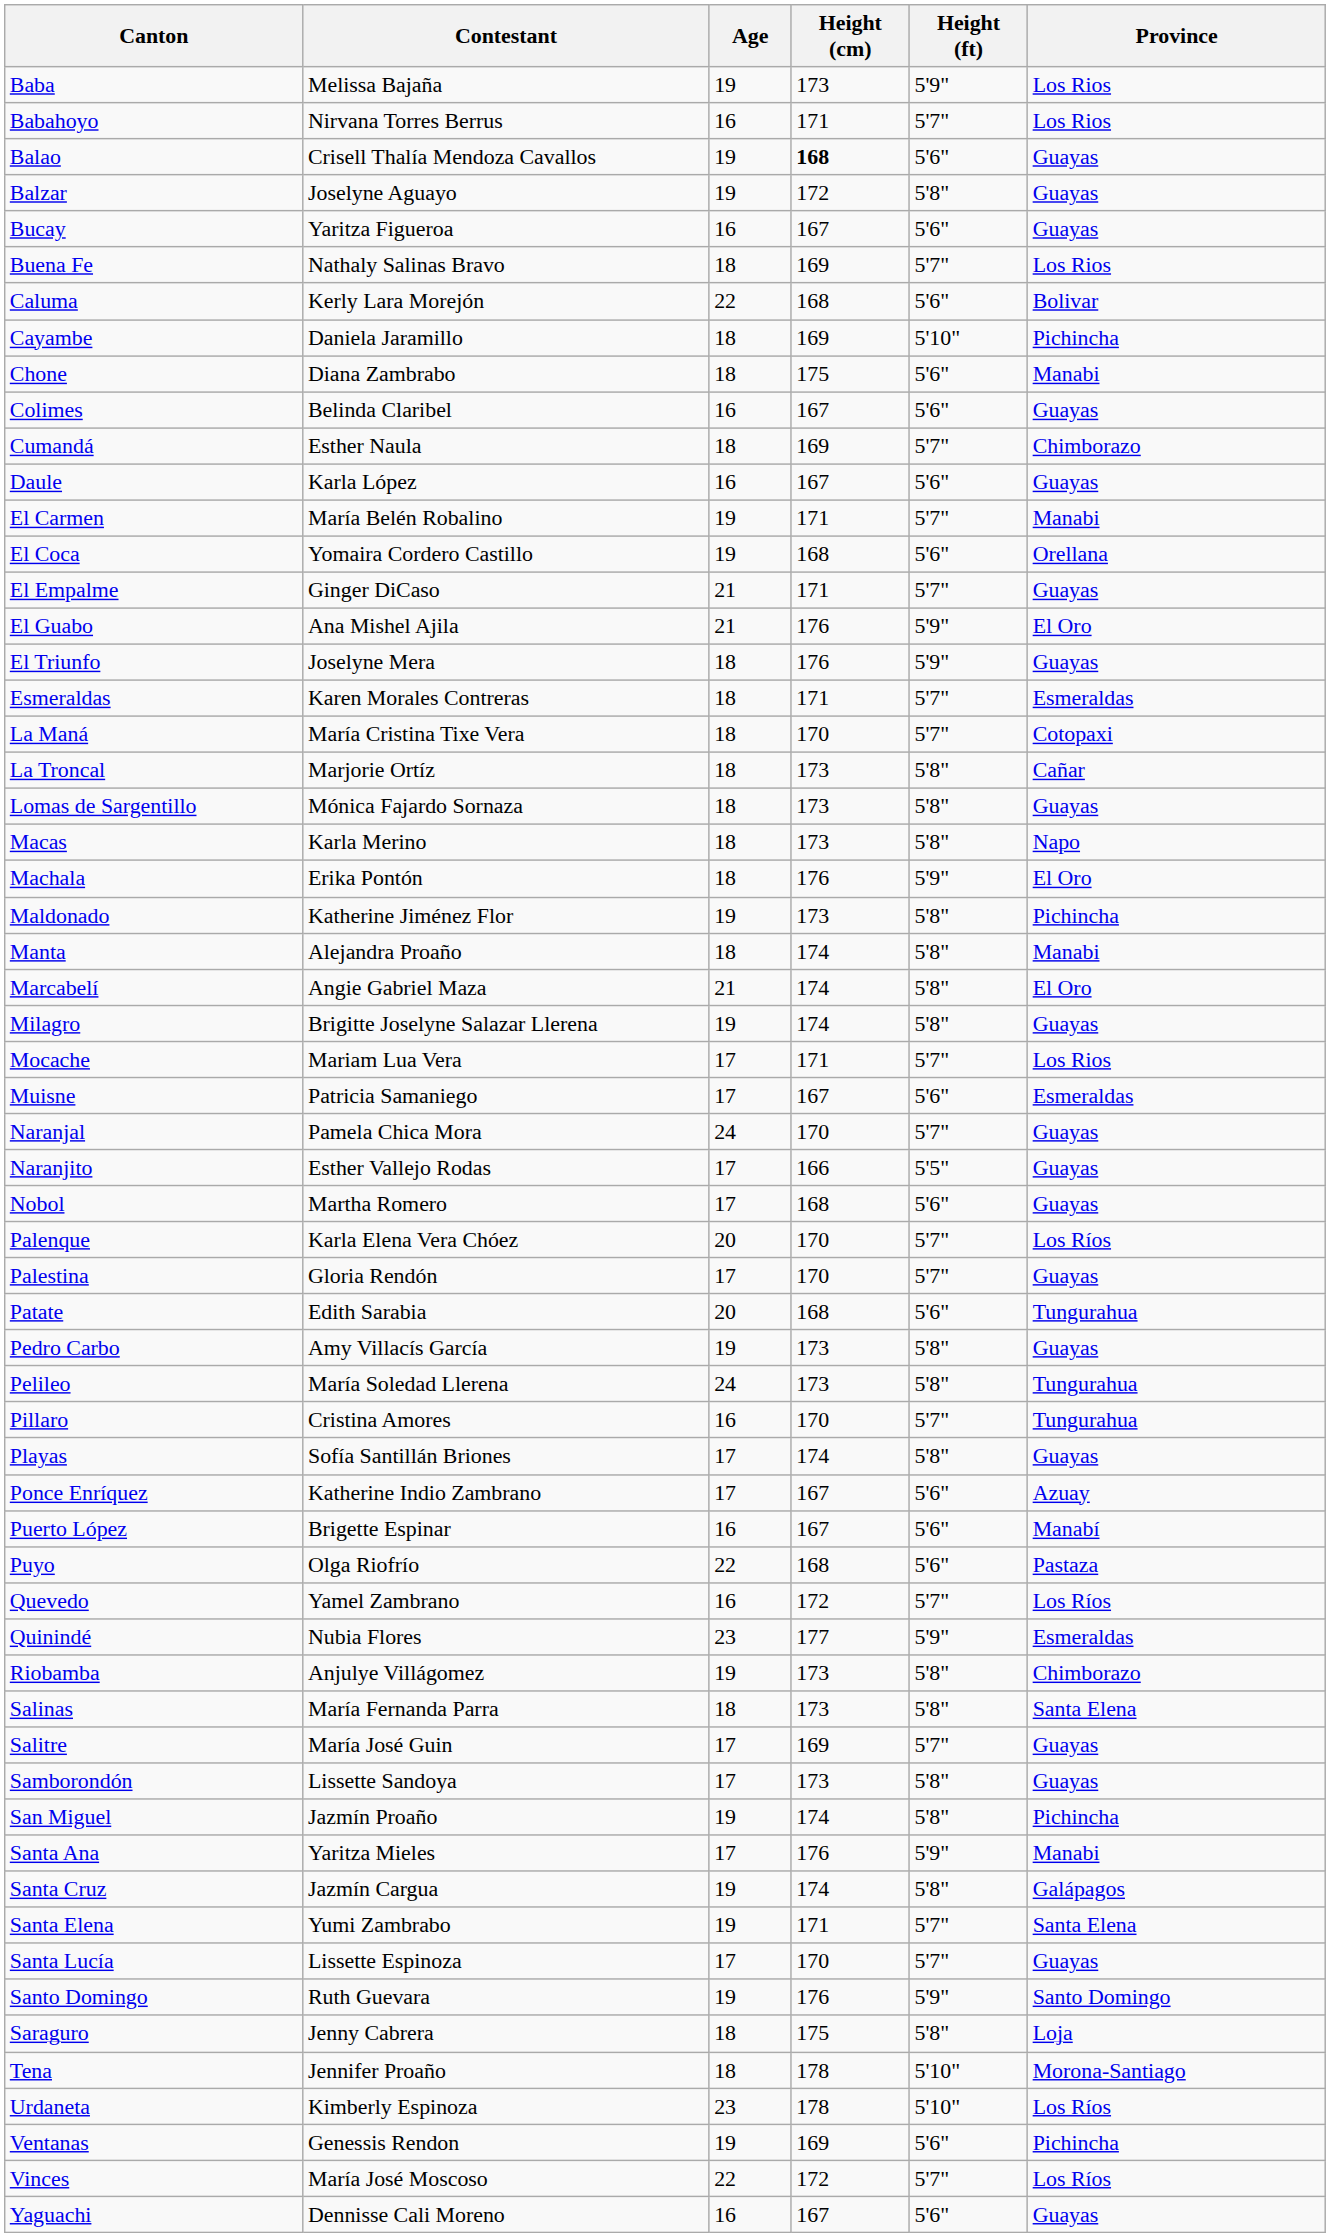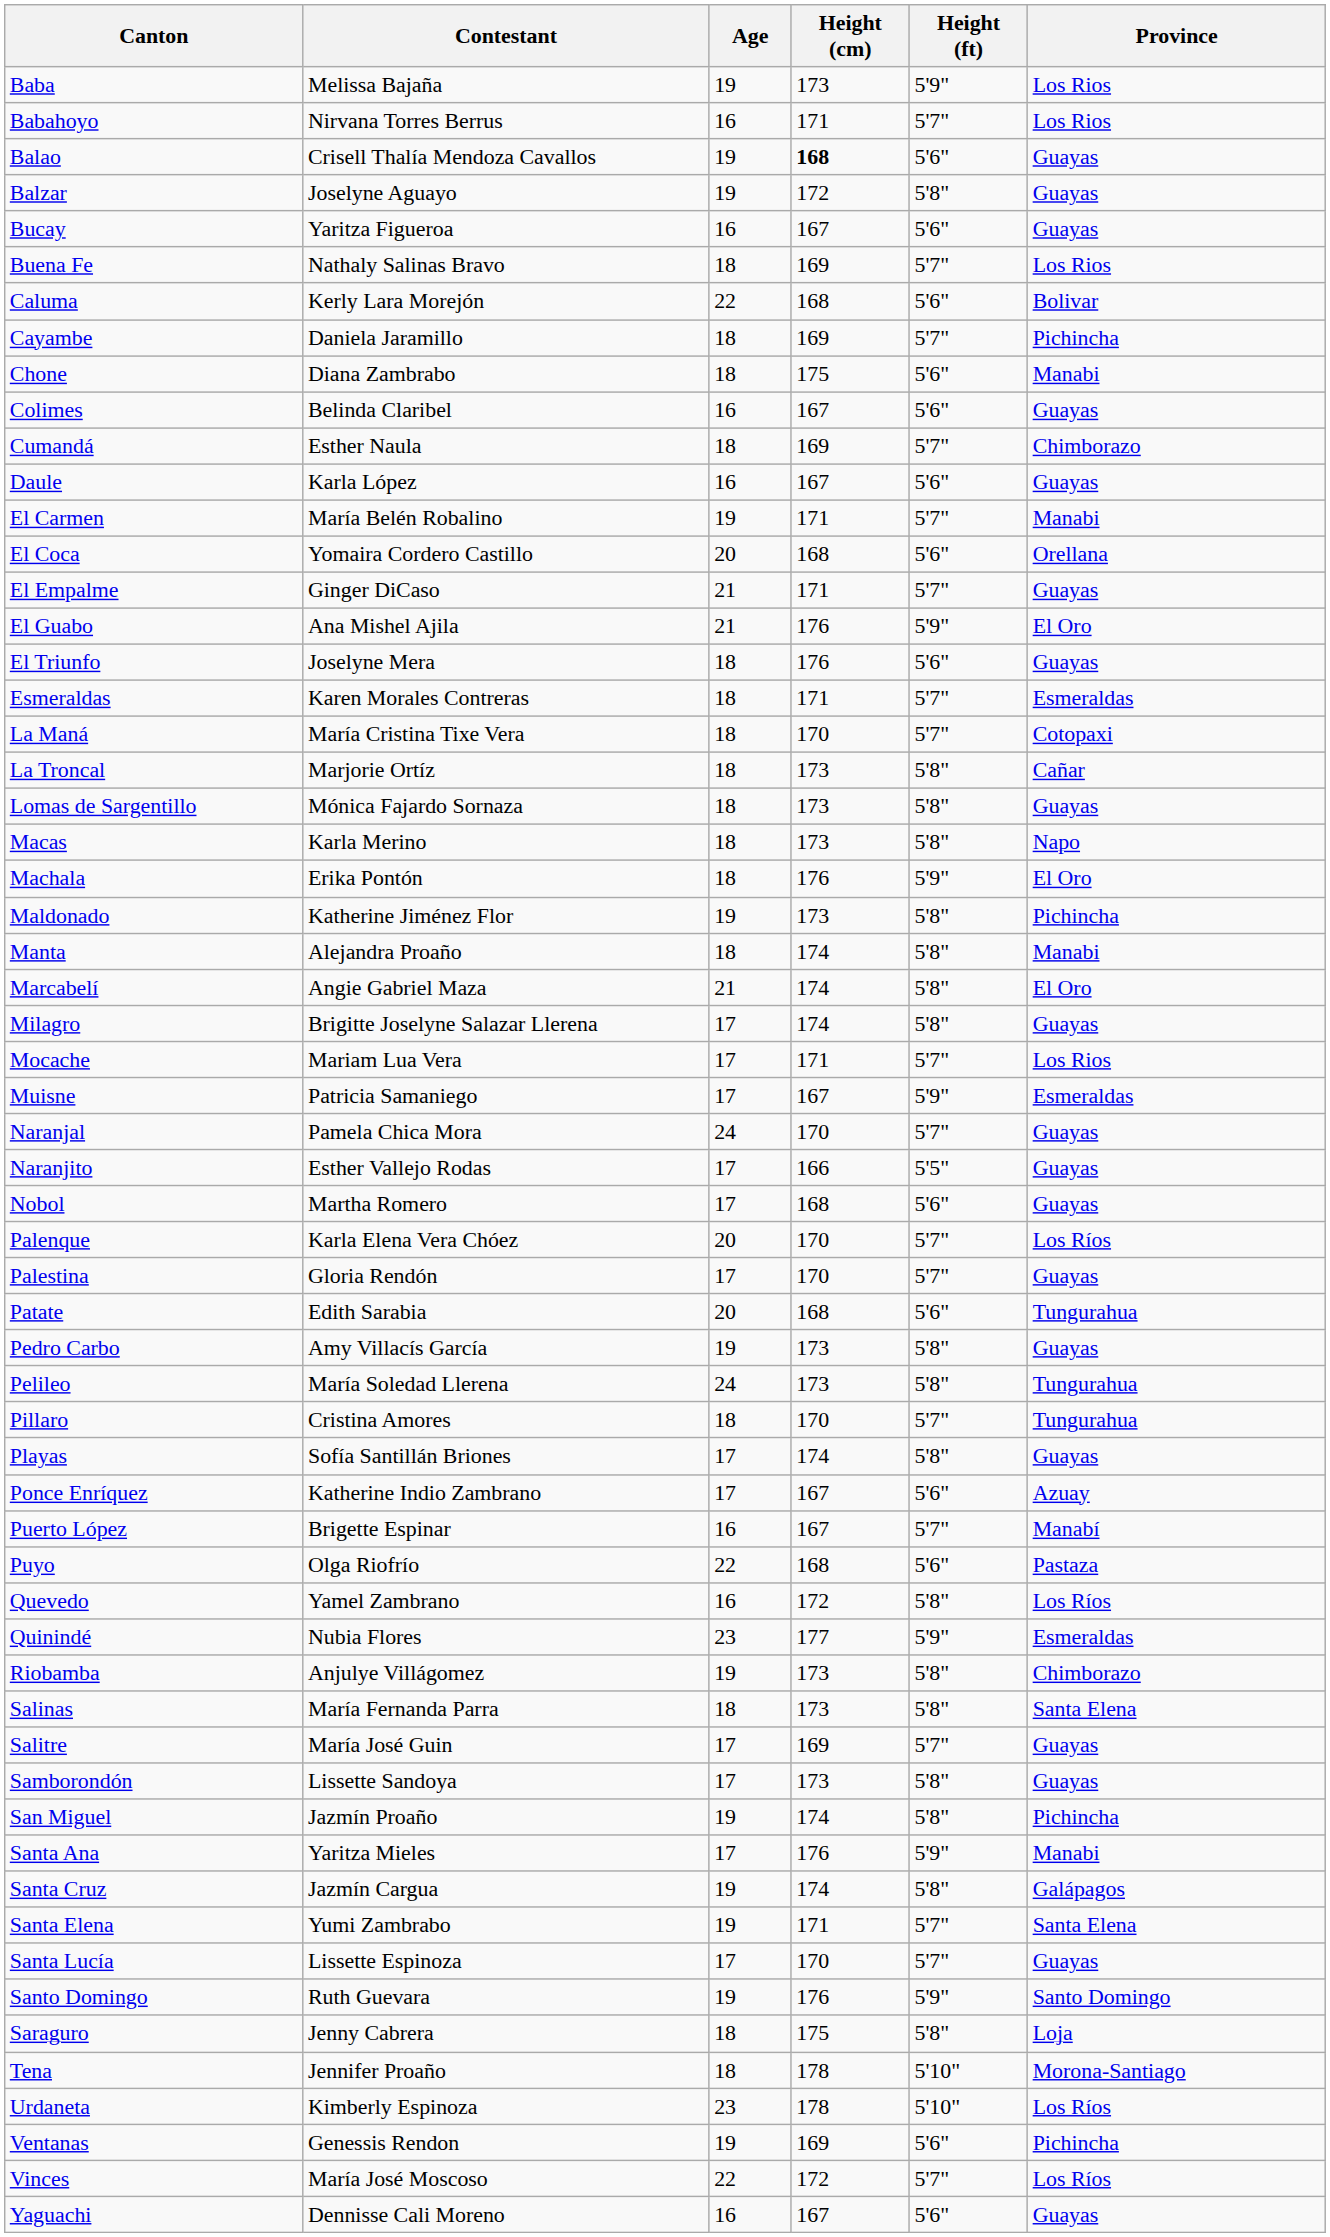(937, 337) 5'10" -> (932, 337) 5'7"
(725, 553) 19 -> (725, 553) 20
(932, 662) 5'9" -> (932, 662) 5'6"
(725, 1023) 19 -> (725, 1023) 17
(932, 1095) 5'6" -> (932, 1095) 5'9"
(725, 1420) 16 -> (725, 1420) 18
(932, 1528) 5'6" -> (932, 1528) 5'7"
(932, 1600) 5'7" -> (932, 1600) 5'8"
